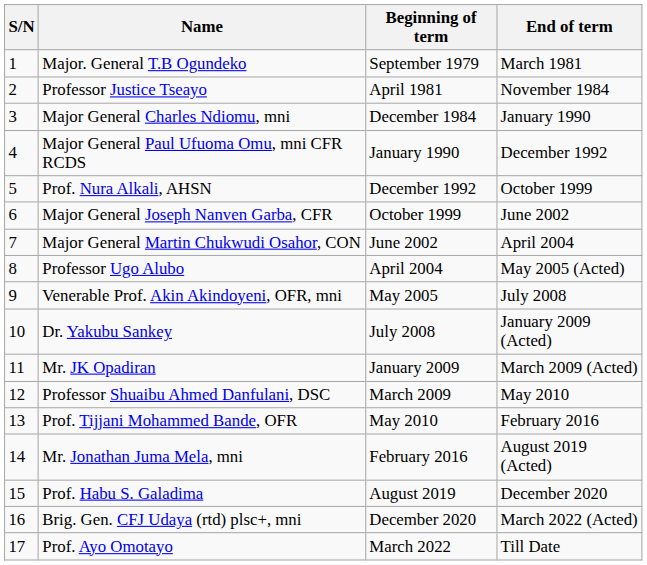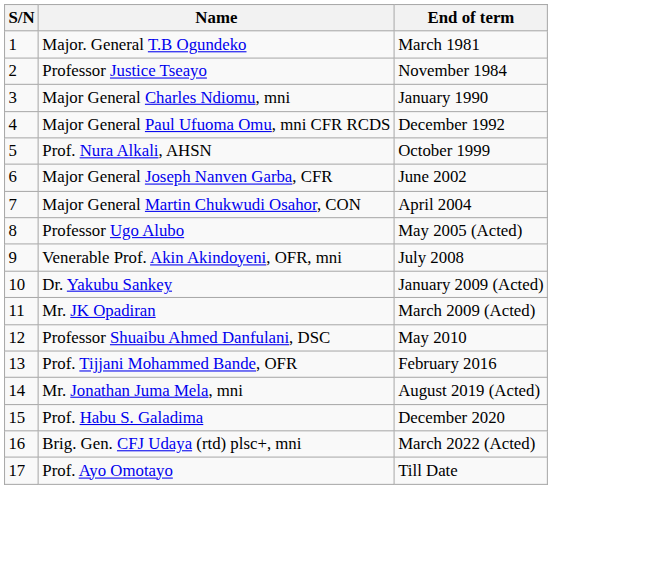- column: (431, 27)
